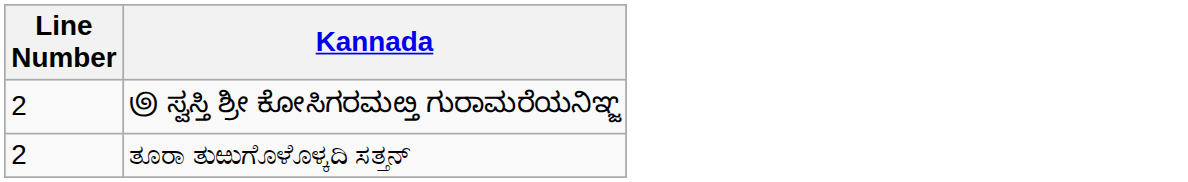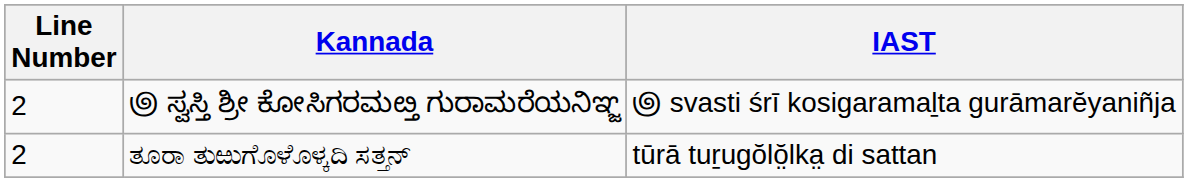+ column: (904, 42)
